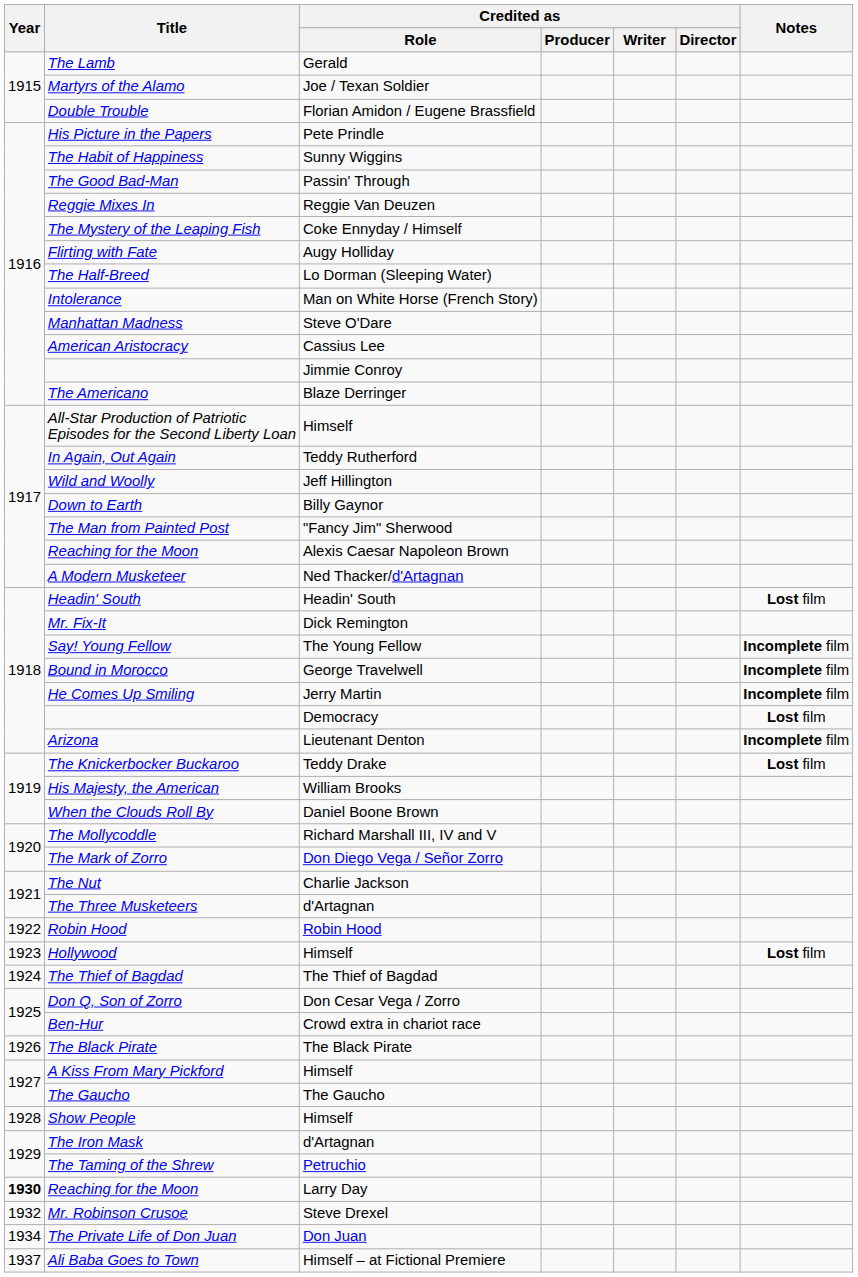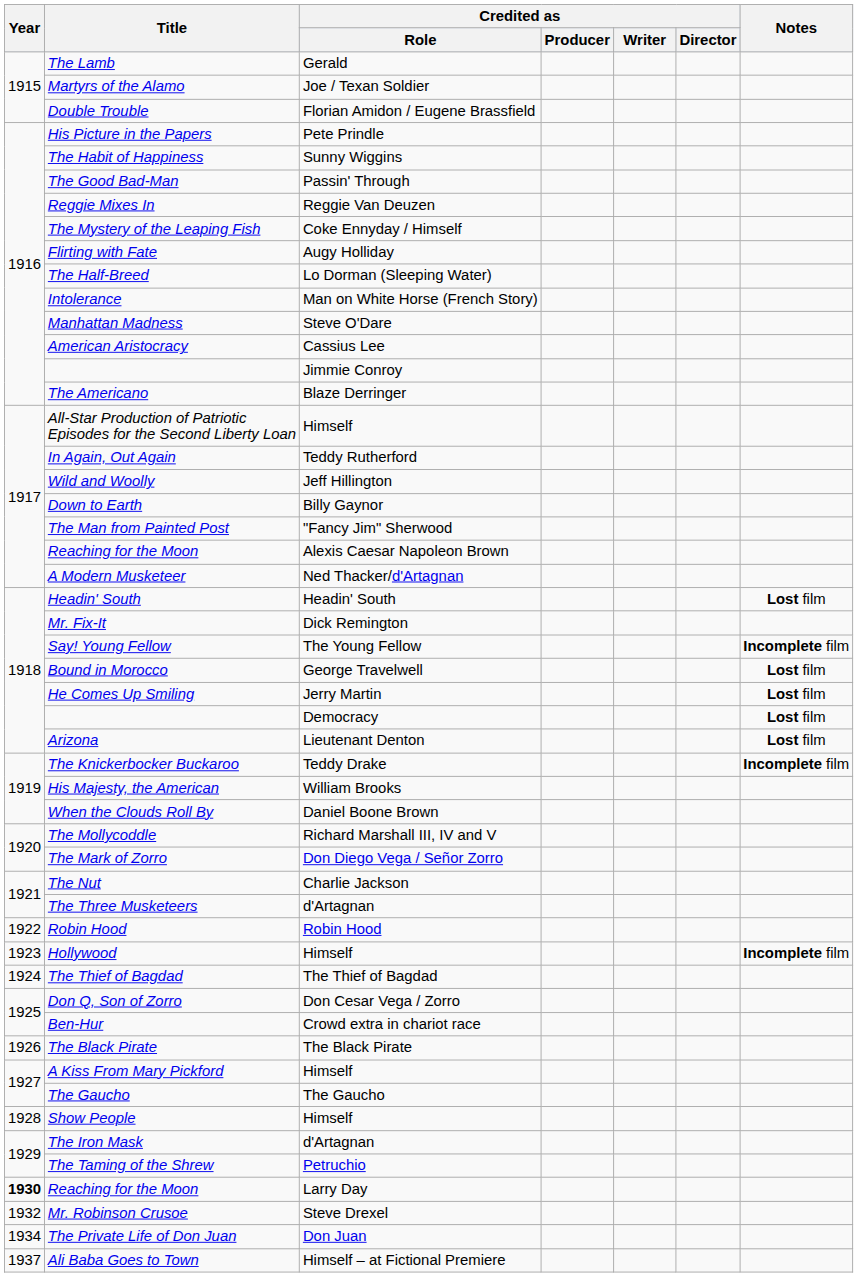(796, 670) Incomplete film -> (796, 670) Lost film
(796, 693) Incomplete film -> (796, 693) Lost film
(796, 741) Incomplete film -> (796, 741) Lost film
(796, 764) Lost film -> (796, 764) Incomplete film
(796, 953) Lost film -> (796, 953) Incomplete film
